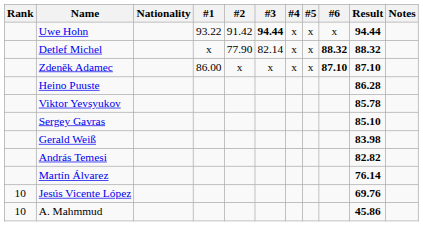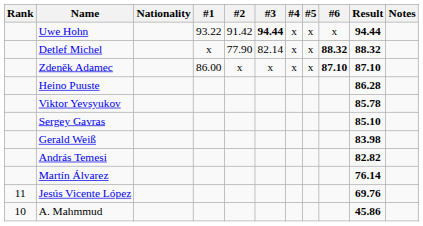(20, 193) 10 -> (20, 193) 11
